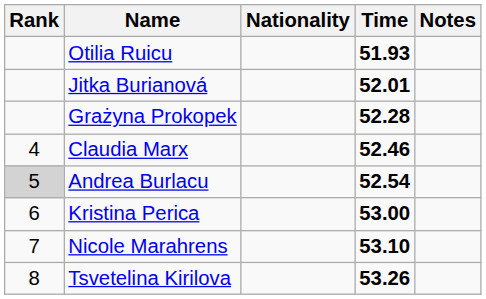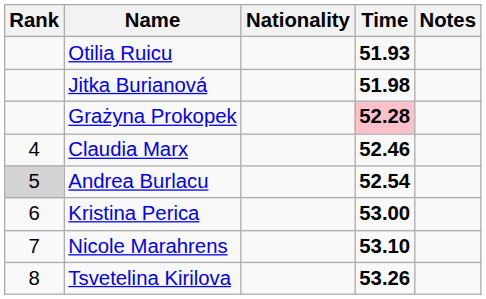(385, 85) 52.01 -> (385, 85) 51.98
(385, 117) no background -> (385, 117) pink background
